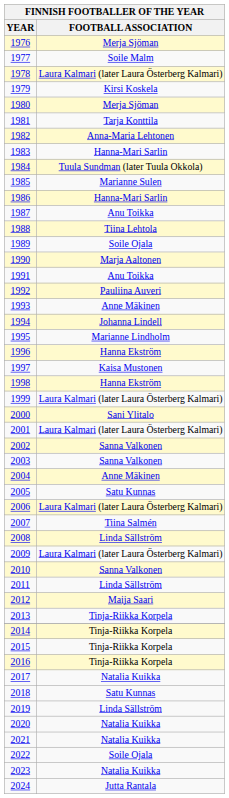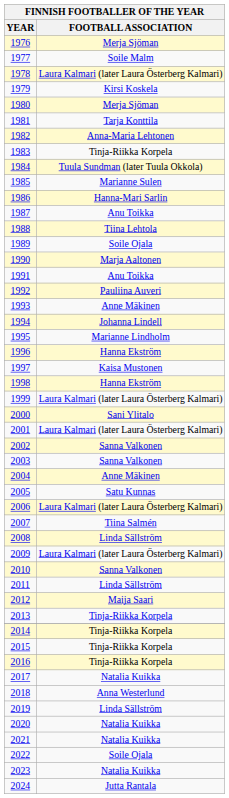(131, 151) Hanna-Mari Sarlin -> (131, 151) Tinja-Riikka Korpela
(131, 693) Satu Kunnas -> (131, 693) Anna Westerlund
